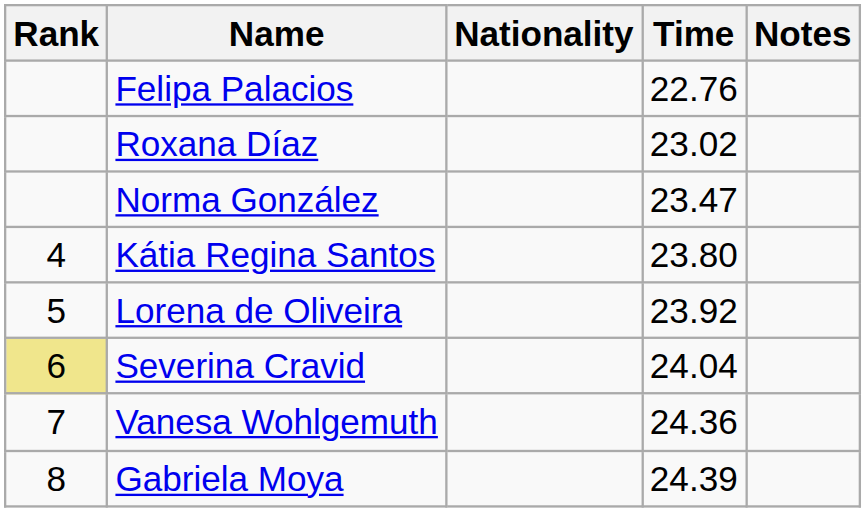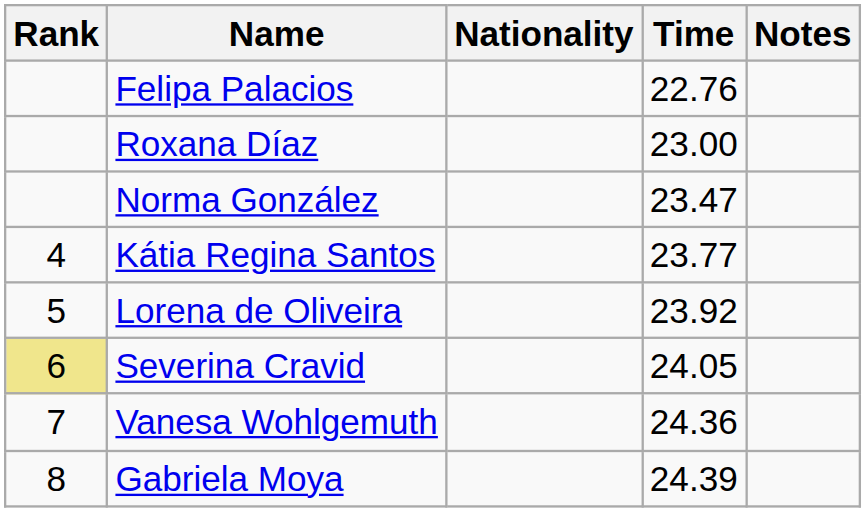(694, 144) 23.02 -> (694, 144) 23.00
(694, 255) 23.80 -> (694, 255) 23.77
(694, 367) 24.04 -> (694, 367) 24.05
